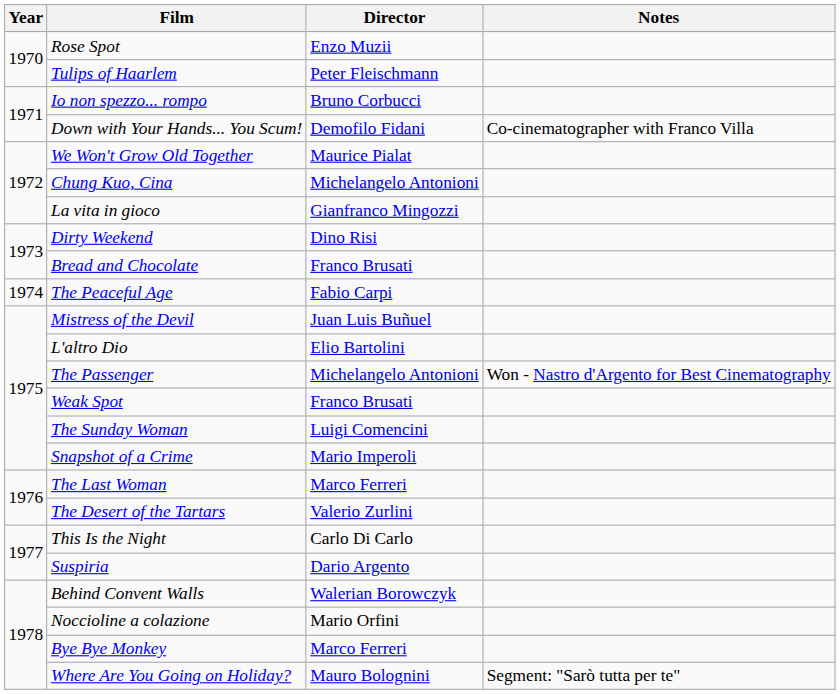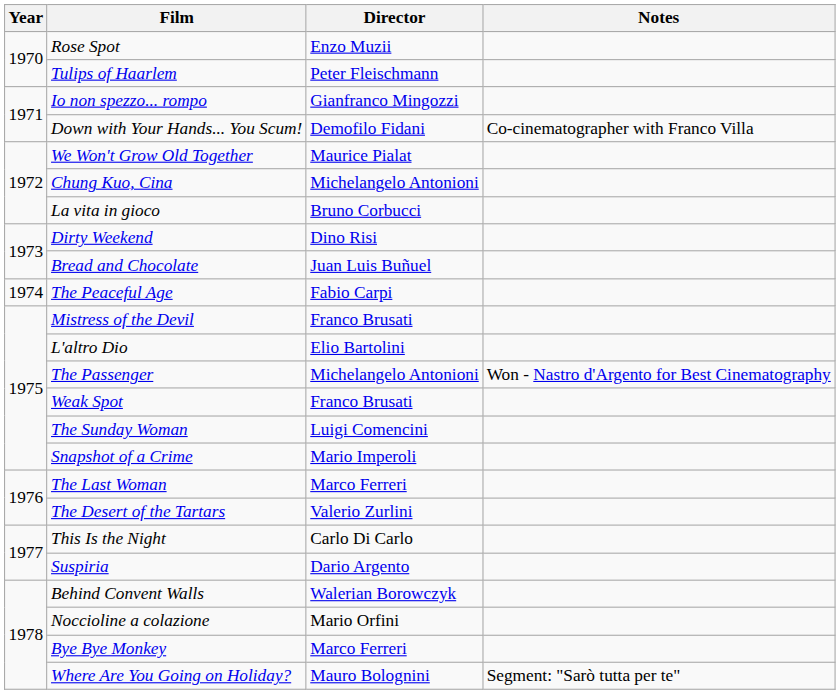(366, 100) Bruno Corbucci -> (384, 100) Gianfranco Mingozzi
(384, 210) Gianfranco Mingozzi -> (366, 210) Bruno Corbucci
(361, 264) Franco Brusati -> (371, 264) Juan Luis Buñuel
(371, 319) Juan Luis Buñuel -> (361, 319) Franco Brusati
